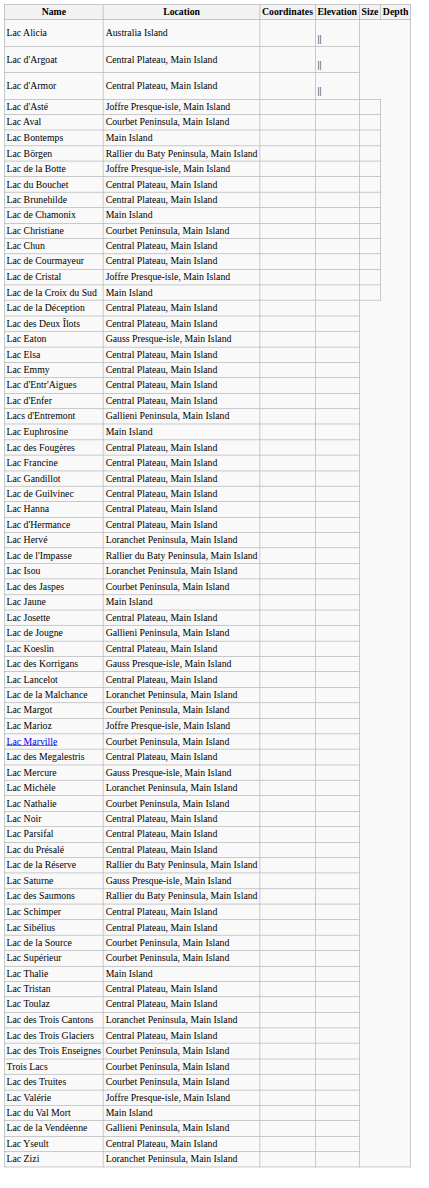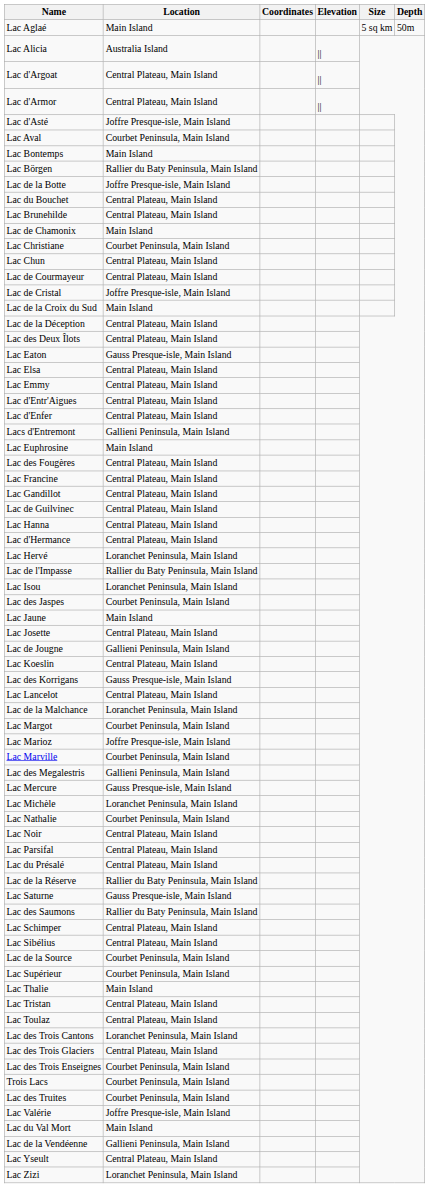+ row: (26, 27)
(162, 757) Central Plateau, Main Island -> (167, 772) Gallieni Peninsula, Main Island
